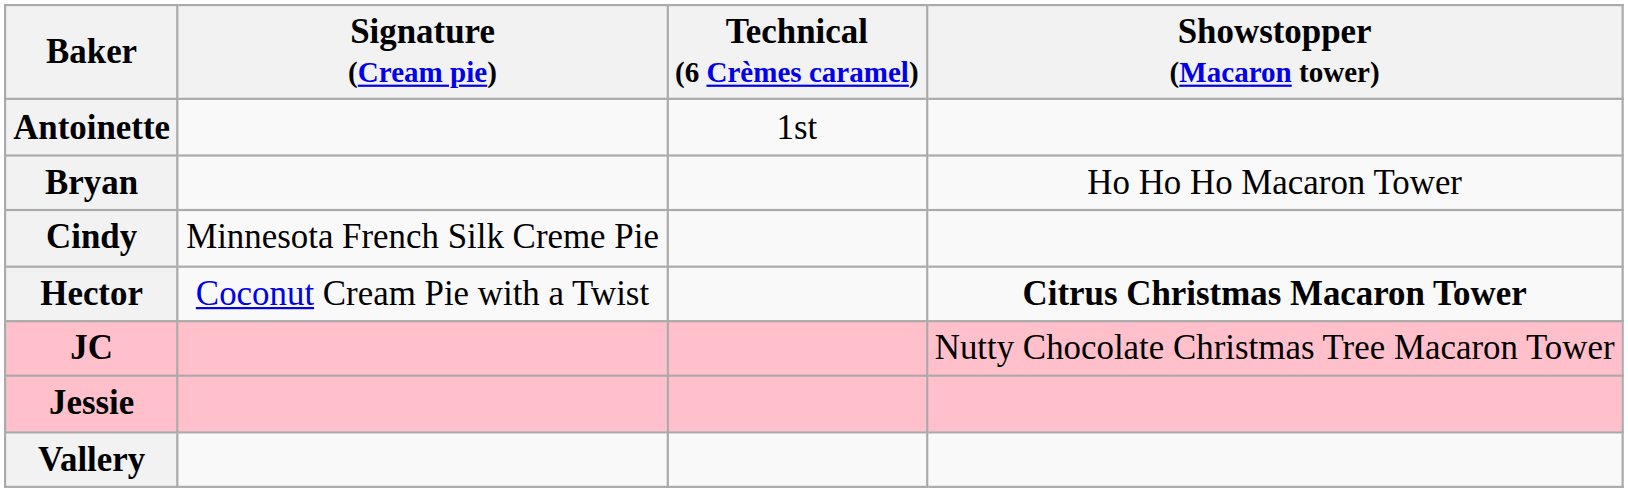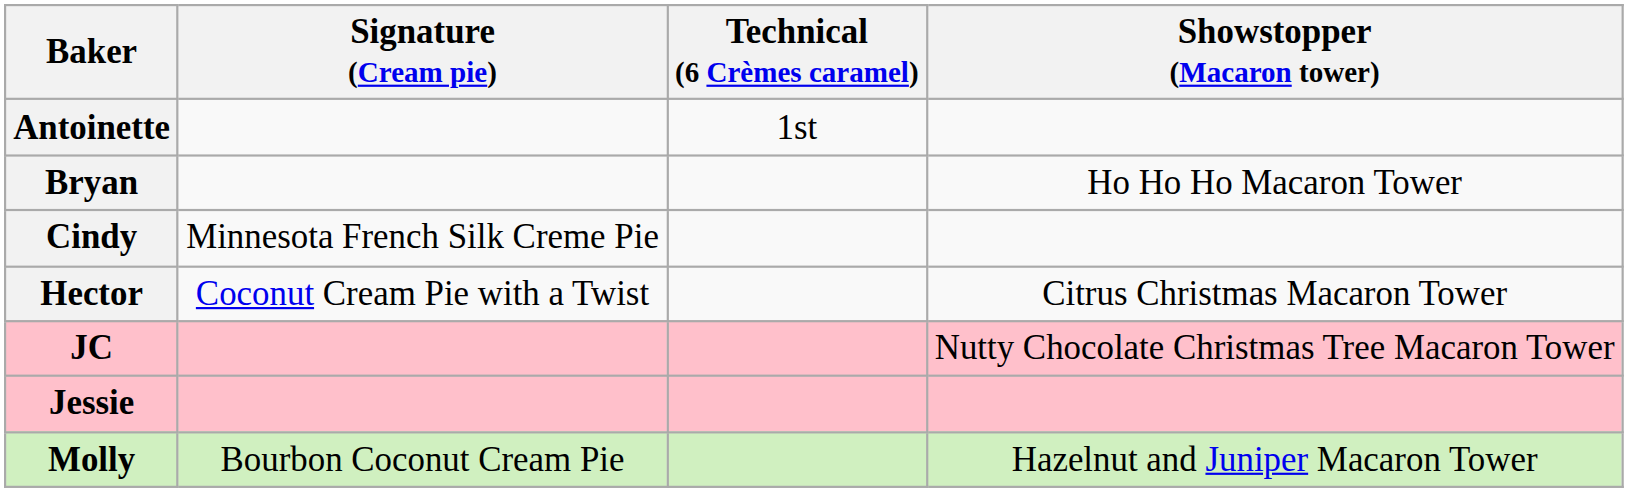(1275, 292) bold -> (1275, 292) normal
+ row: (92, 458)
- row: (92, 458)
